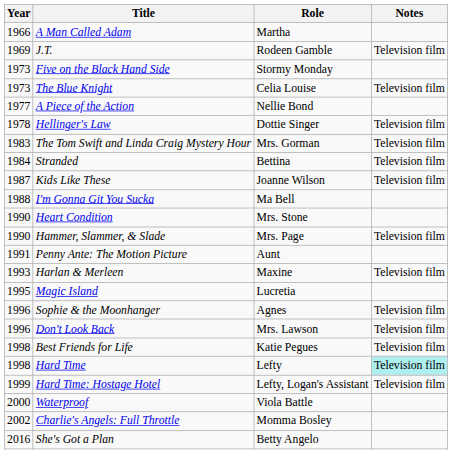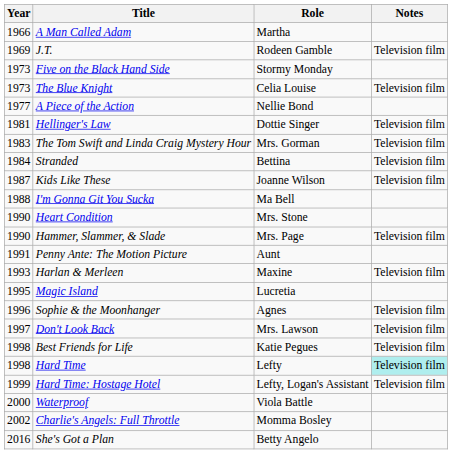(19, 124) 1978 -> (19, 124) 1981
(19, 328) 1996 -> (19, 328) 1997
